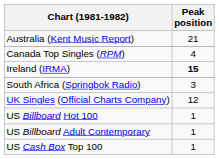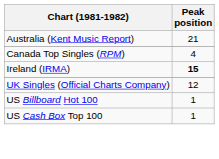- row: (74, 85)
- row: (78, 131)
